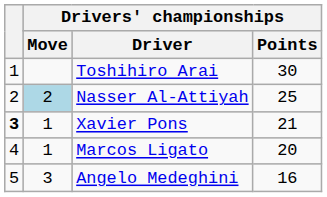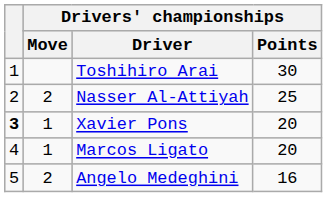(48, 98) lightblue background -> (48, 98) no background
(287, 125) 21 -> (287, 125) 20
(48, 178) 3 -> (48, 178) 2
